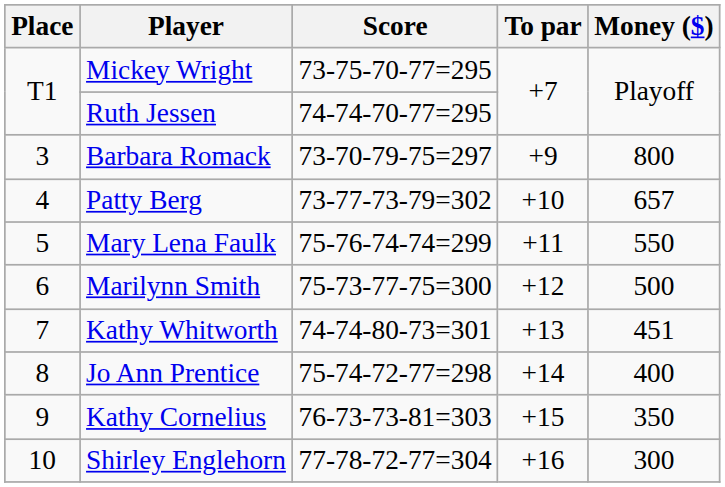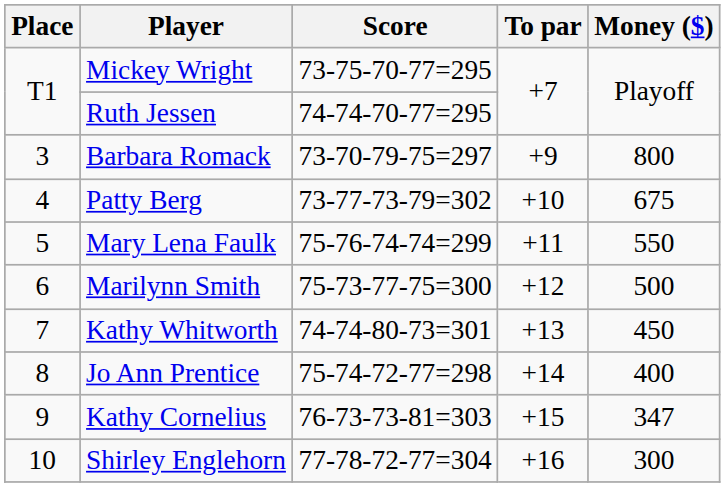(654, 199) 657 -> (654, 199) 675
(654, 329) 451 -> (654, 329) 450
(654, 416) 350 -> (654, 416) 347
